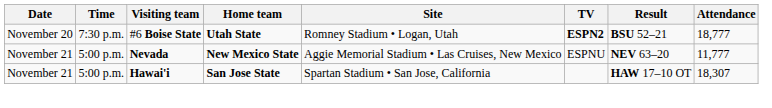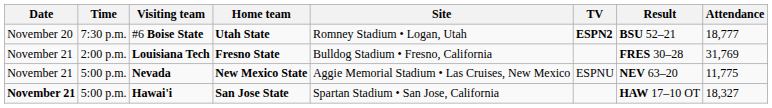+ row: (171, 54)
(713, 54) 11,777 -> (722, 73) 11,775
(40, 73) normal -> (41, 93) bold
(713, 73) 18,307 -> (722, 93) 18,327
